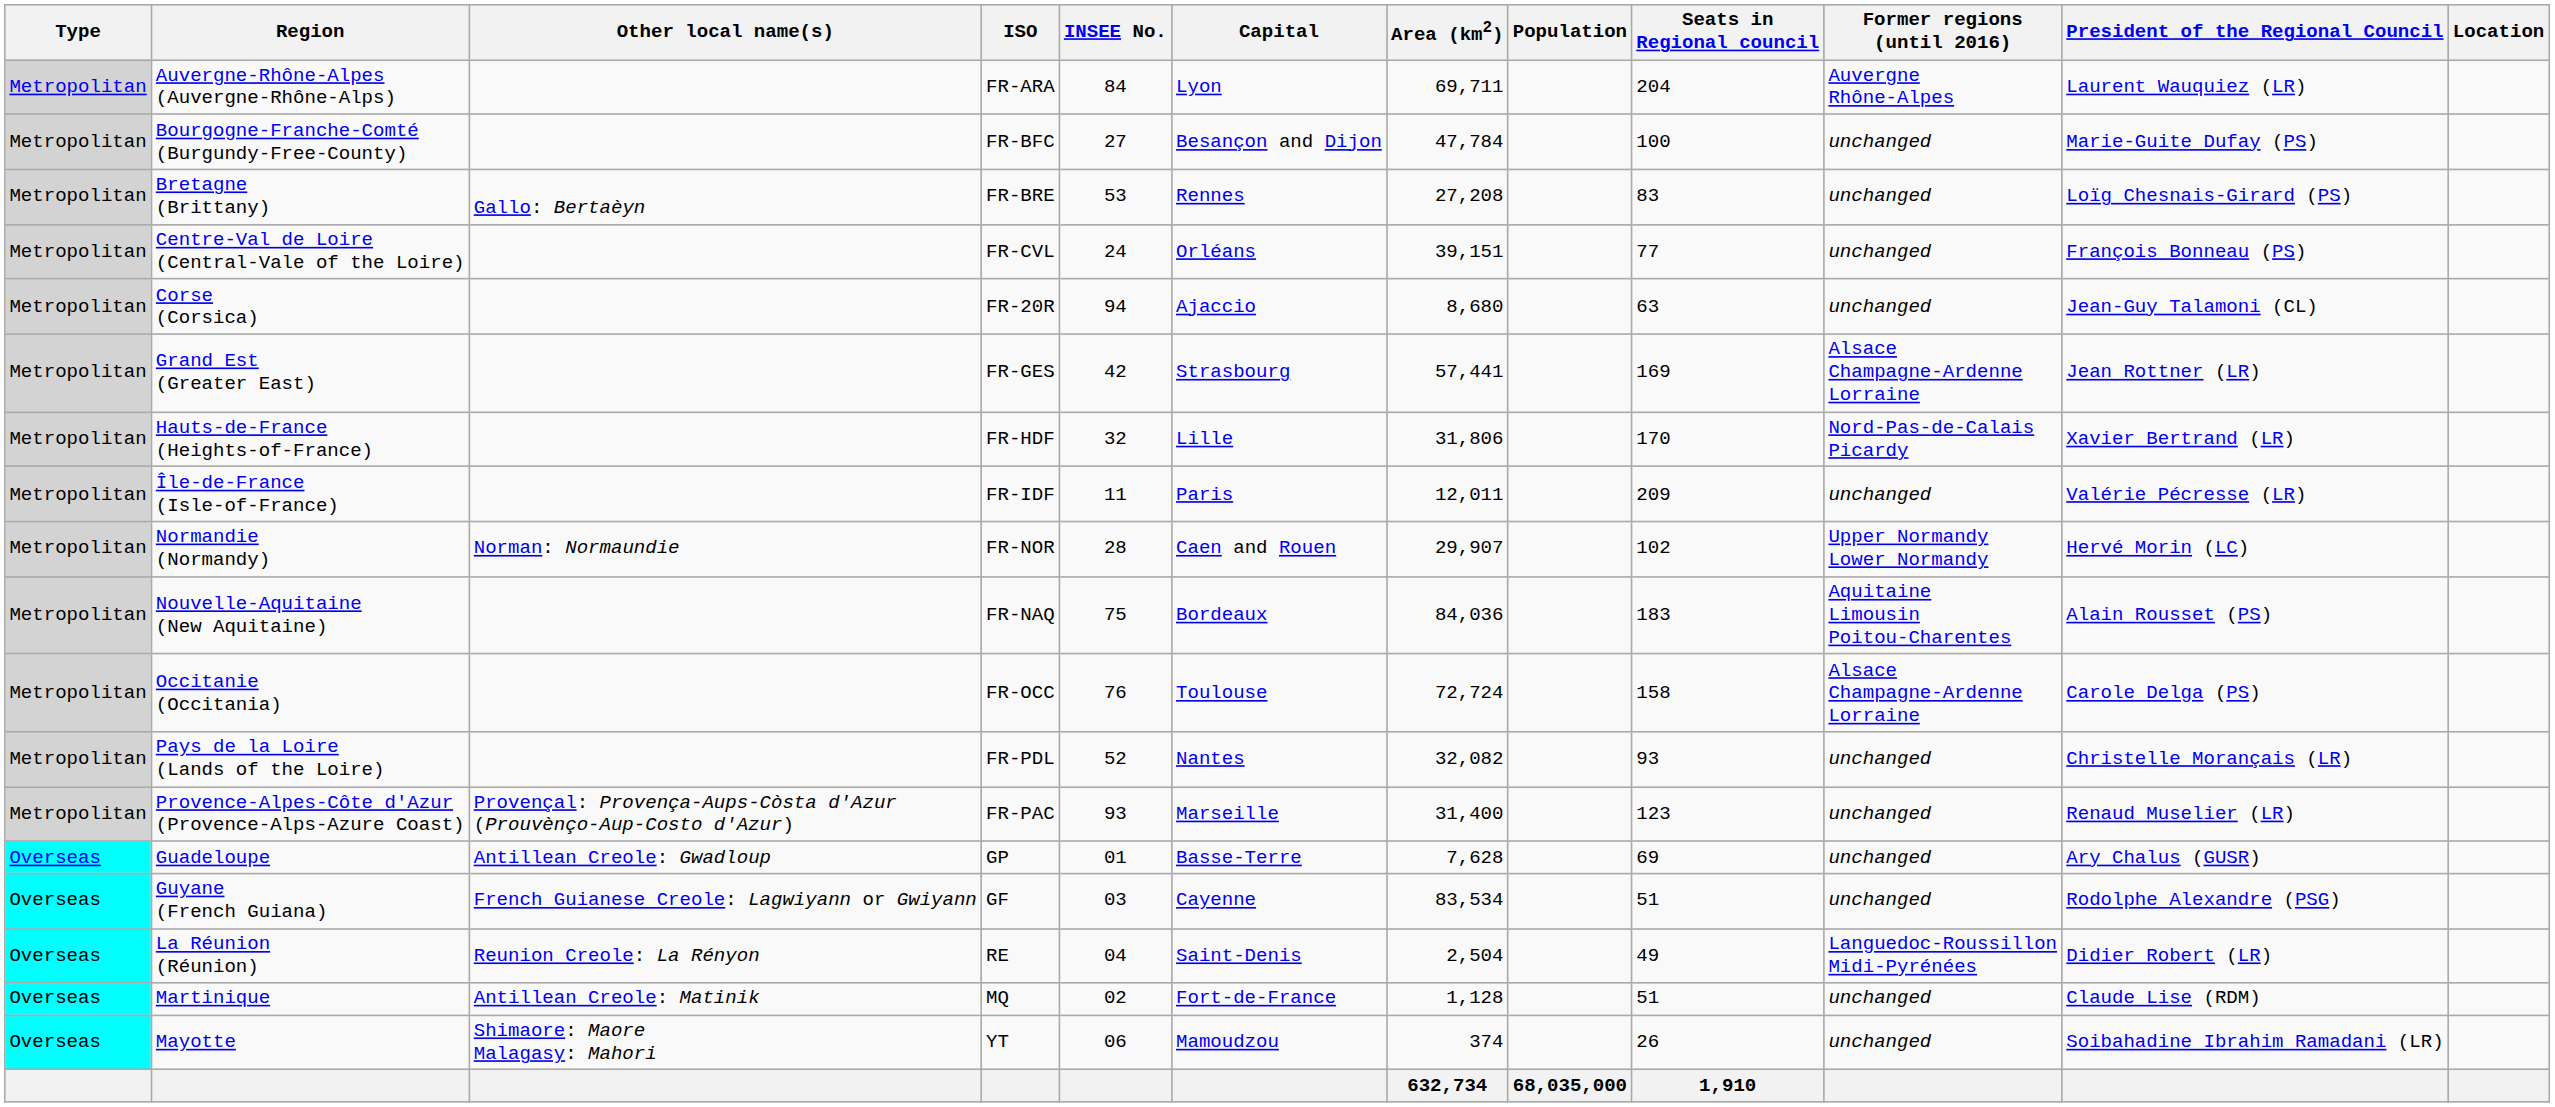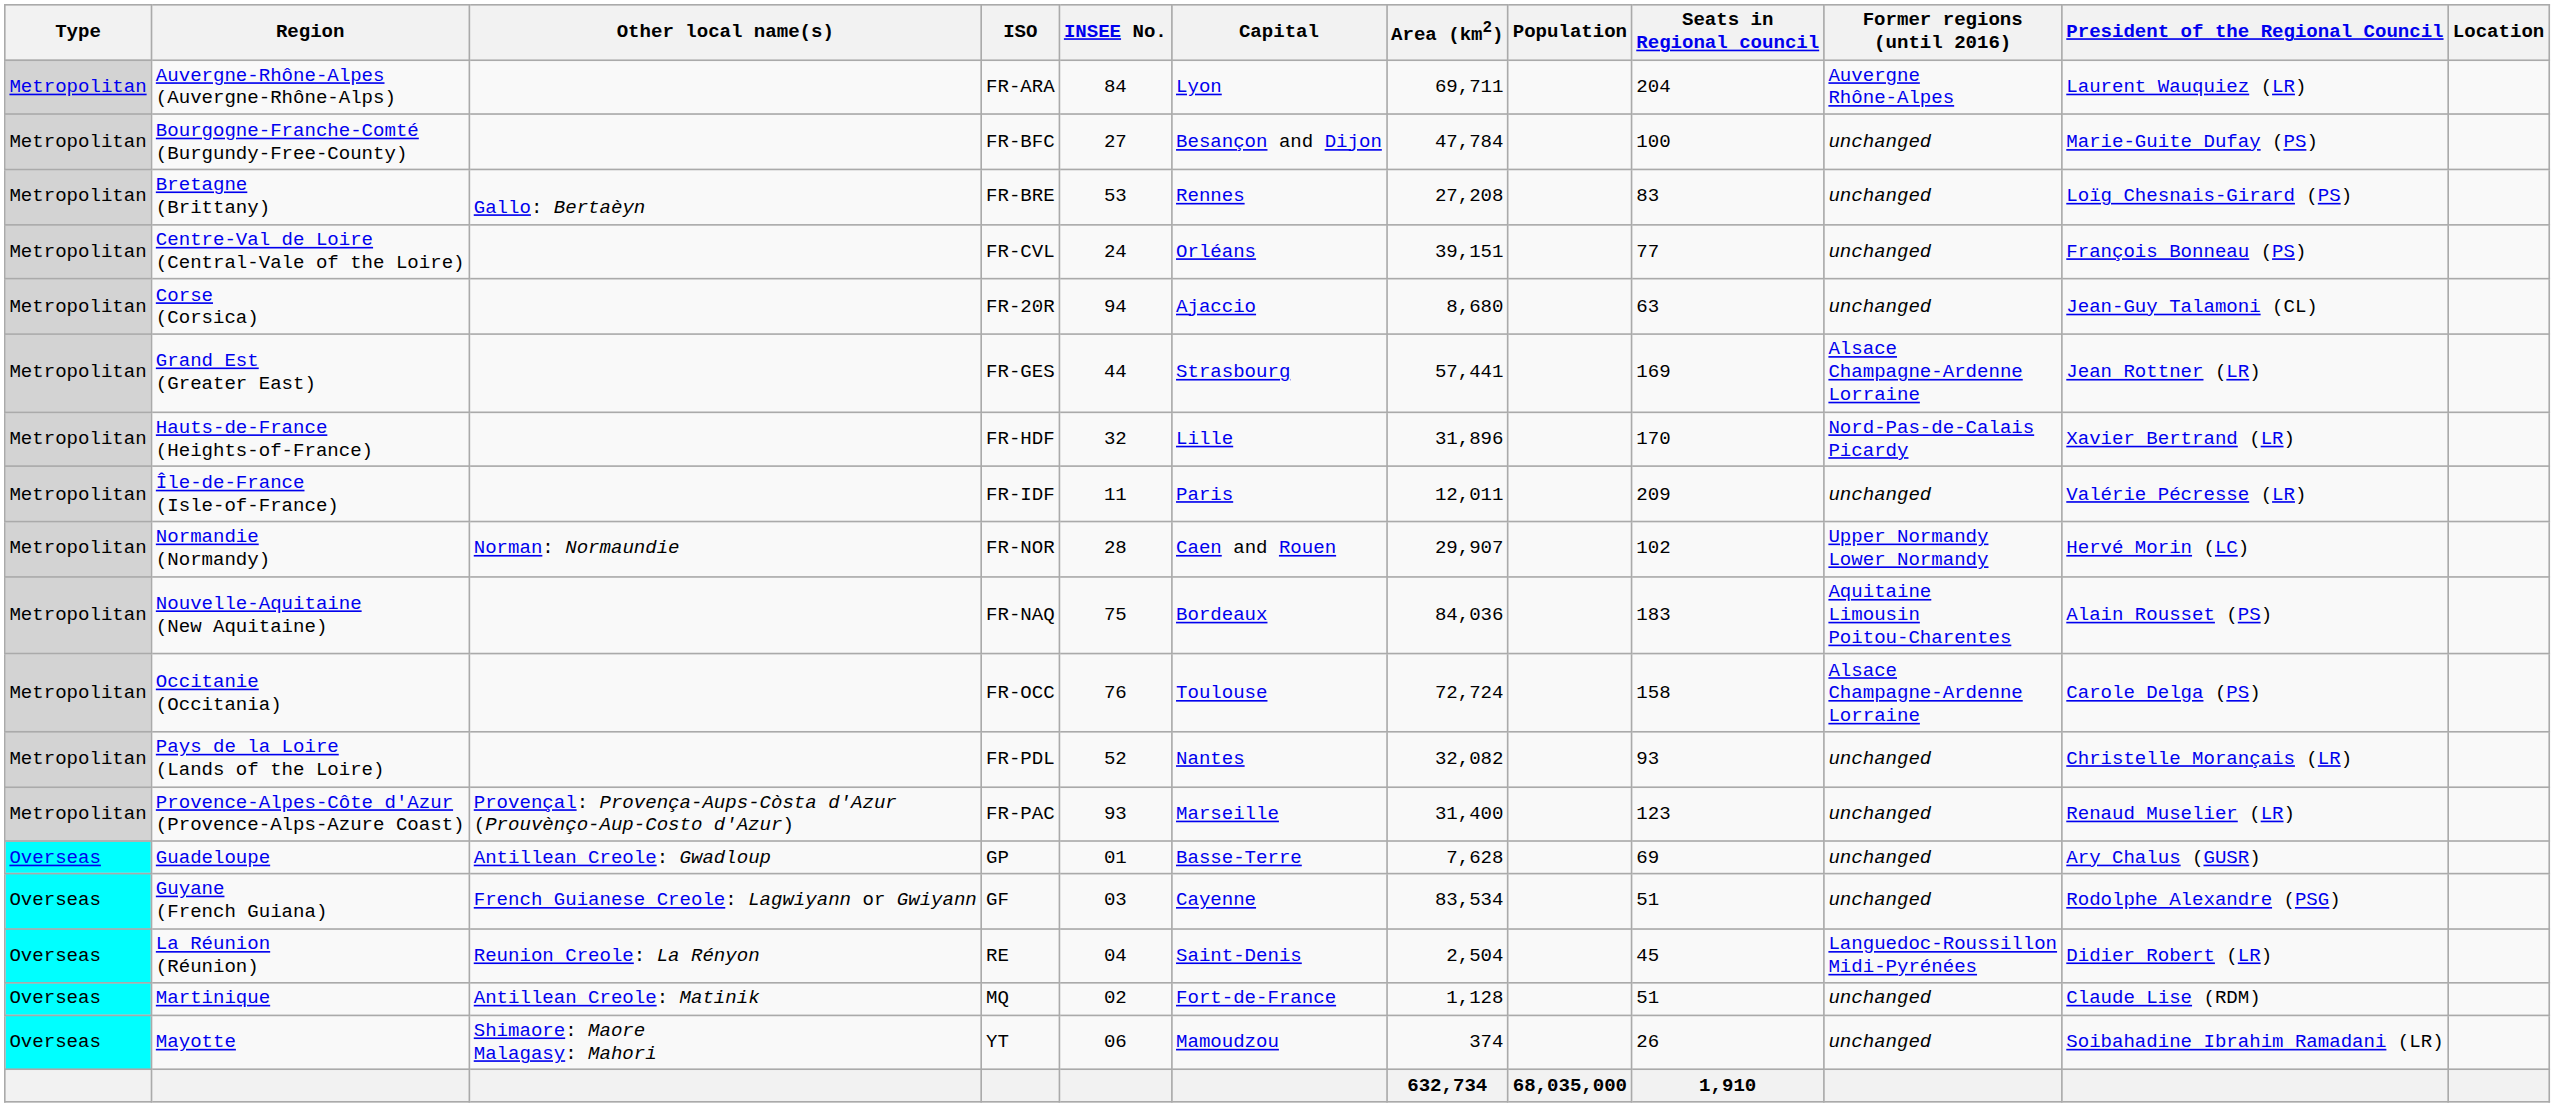(1115, 373) 42 -> (1115, 373) 44
(1469, 439) 31,806 -> (1469, 439) 31,896
(1648, 955) 49 -> (1648, 955) 45
